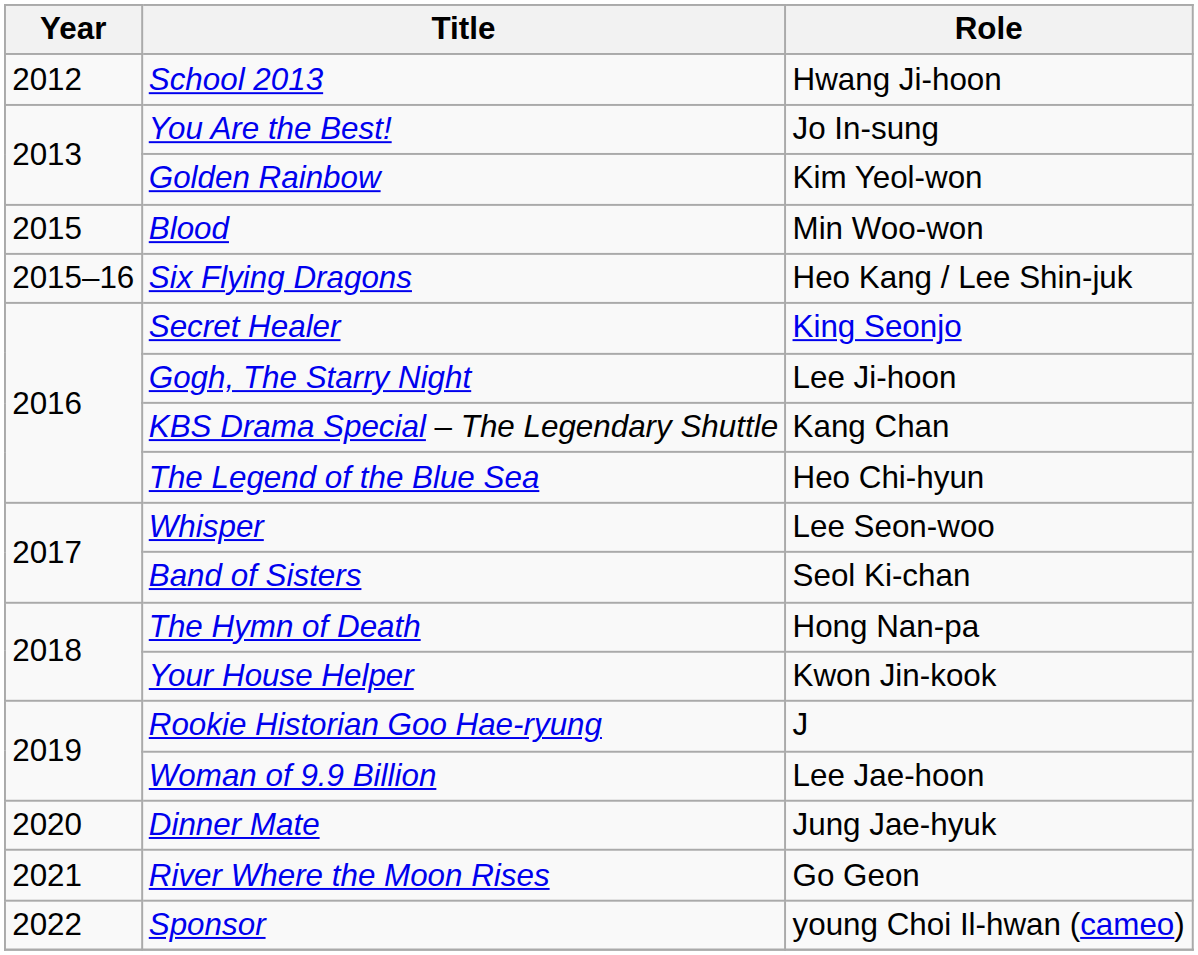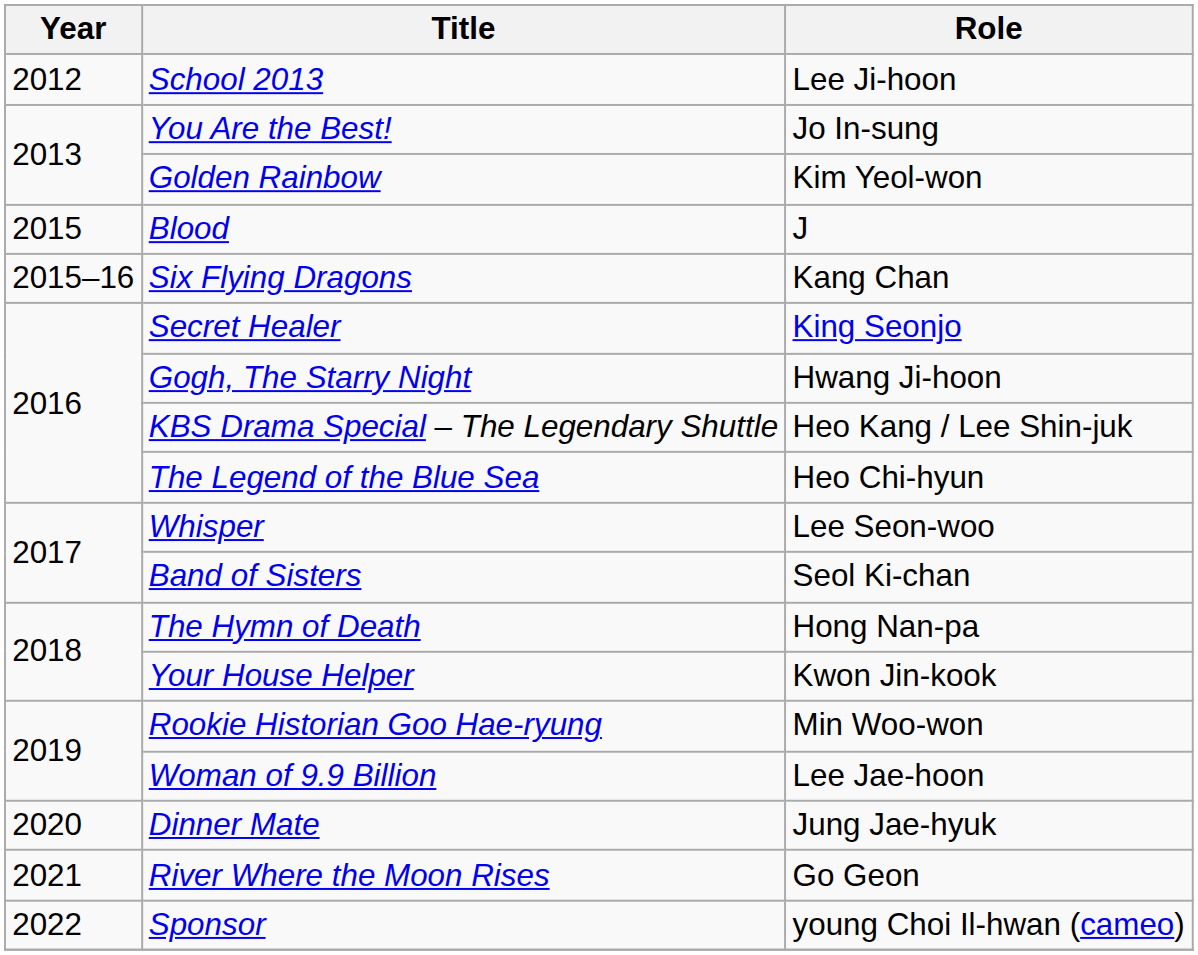(897, 79) Hwang Ji-hoon -> (874, 79) Lee Ji-hoon
(888, 228) Min Woo-won -> (800, 228) J
(963, 278) Heo Kang / Lee Shin-juk -> (871, 278) Kang Chan
(874, 377) Lee Ji-hoon -> (897, 377) Hwang Ji-hoon
(871, 427) Kang Chan -> (963, 427) Heo Kang / Lee Shin-juk
(800, 725) J -> (888, 725) Min Woo-won
